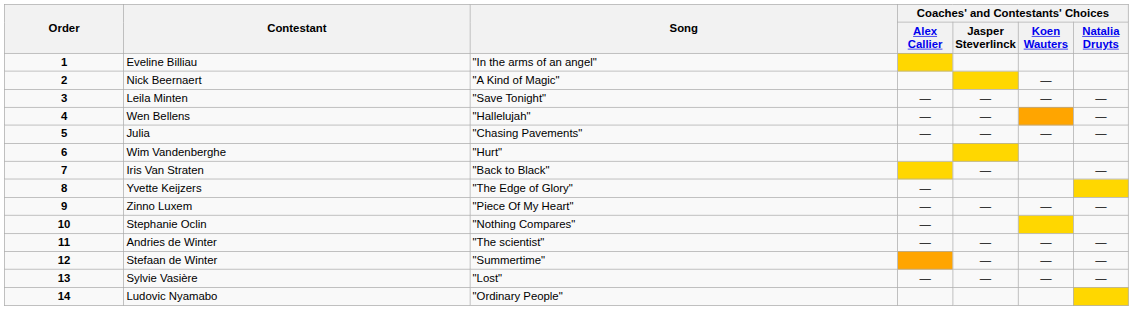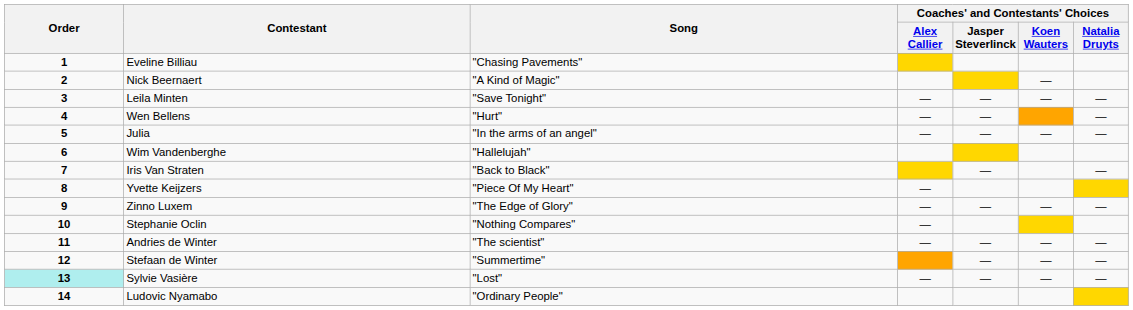(535, 62) "In the arms of an angel" -> (527, 62) "Chasing Pavements"
(502, 116) "Hallelujah" -> (487, 116) "Hurt"
(527, 134) "Chasing Pavements" -> (535, 134) "In the arms of an angel"
(487, 152) "Hurt" -> (502, 152) "Hallelujah"
(523, 188) "The Edge of Glory" -> (523, 188) "Piece Of My Heart"
(523, 206) "Piece Of My Heart" -> (523, 206) "The Edge of Glory"
(64, 278) no background -> (64, 278) paleturquoise background
